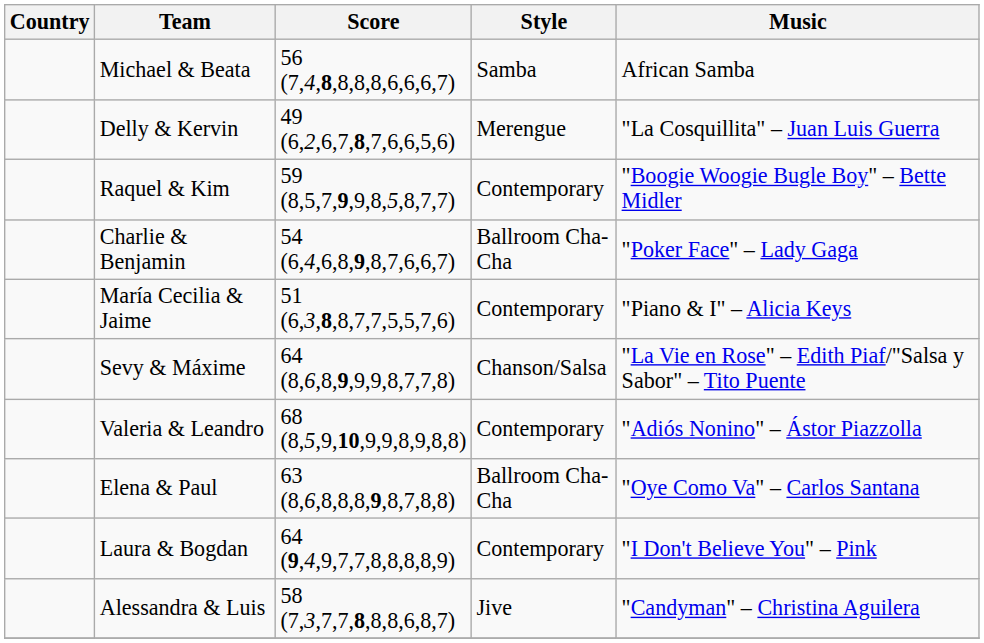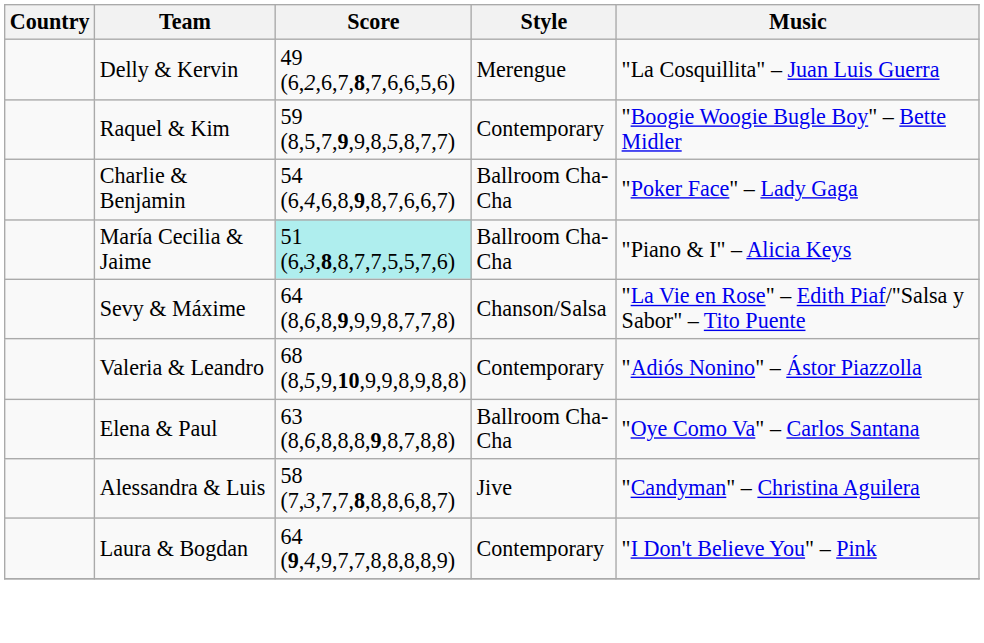- row: (175, 69)
(368, 308) no background -> (368, 249) paleturquoise background
(540, 308) Contemporary -> (542, 249) Ballroom Cha-Cha
rows swapped: (174, 548) <-> (182, 608)
